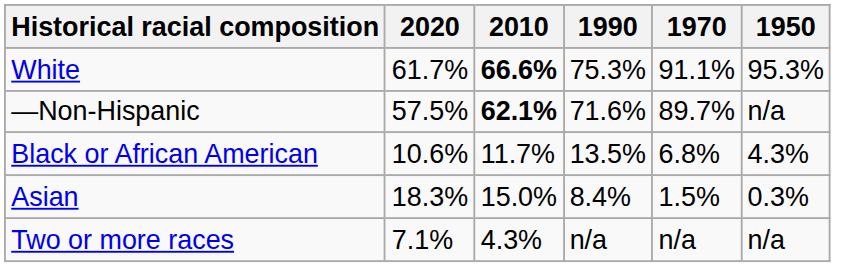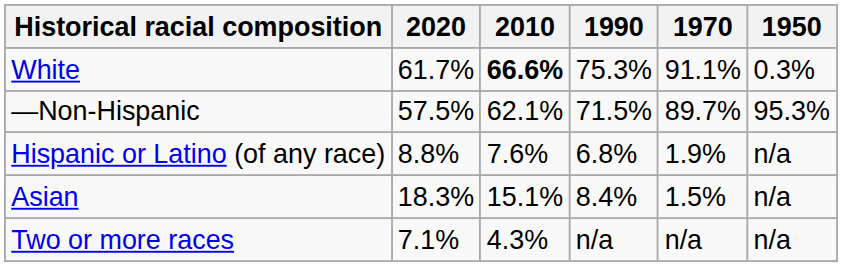(786, 69) 95.3% -> (784, 69) 0.3%
(519, 112) bold -> (525, 112) normal
(608, 112) 71.6% -> (614, 112) 71.5%
(766, 112) n/a -> (792, 112) 95.3%
- row: (165, 154)
+ row: (198, 154)
(519, 197) 15.0% -> (525, 197) 15.1%
(778, 197) 0.3% -> (772, 197) n/a
